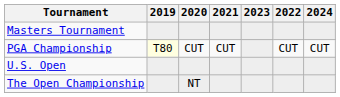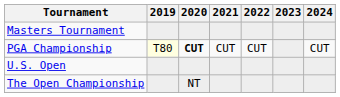columns swapped: (288, 14) <-> (257, 14)
(194, 49) normal -> (194, 49) bold
